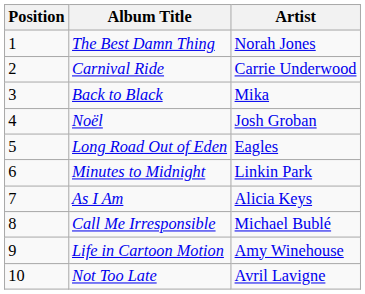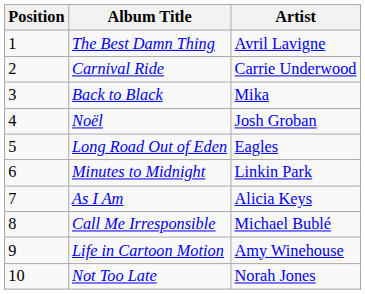(275, 43) Norah Jones -> (280, 43) Avril Lavigne
(280, 276) Avril Lavigne -> (275, 276) Norah Jones
